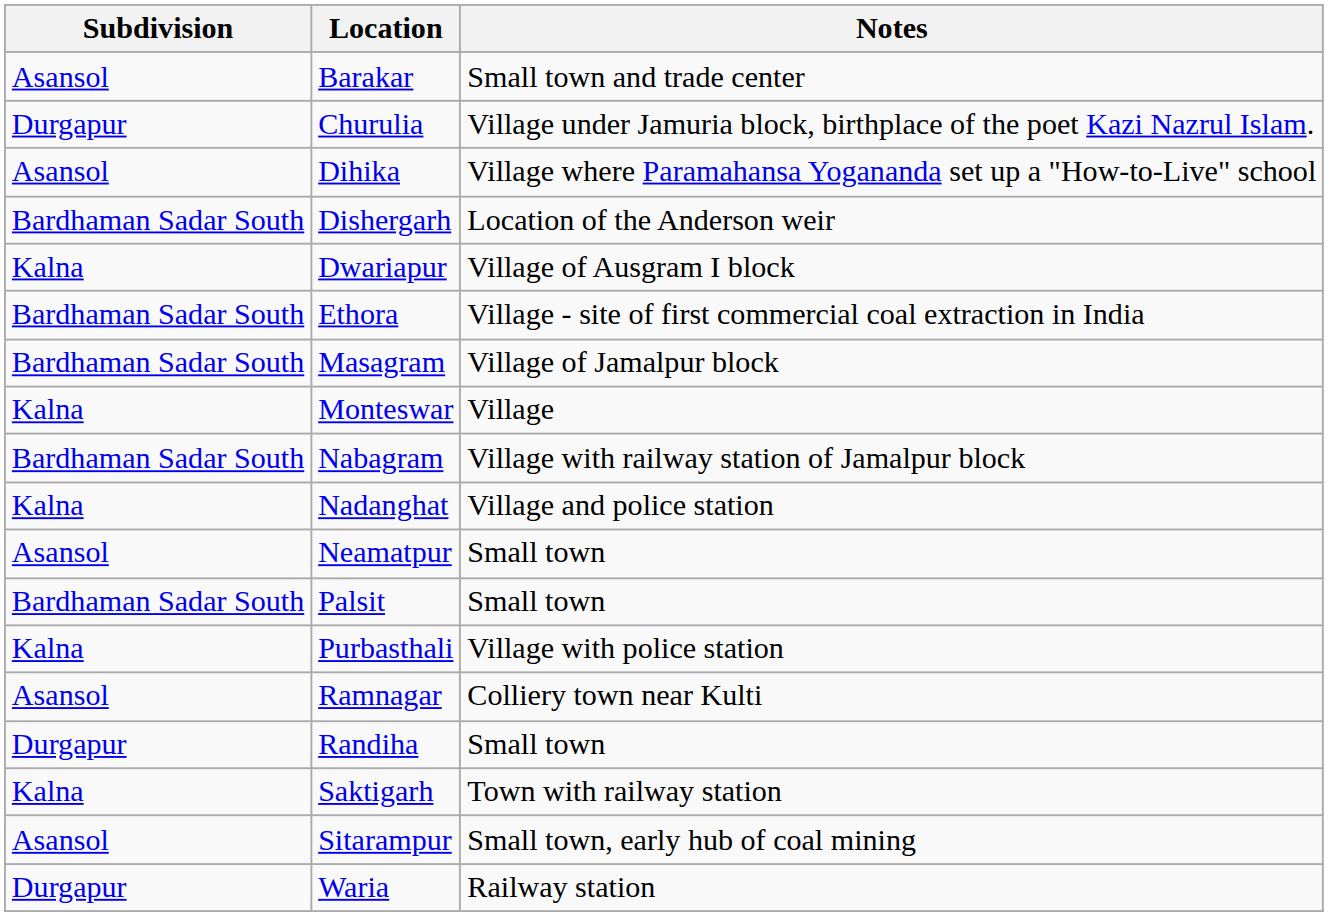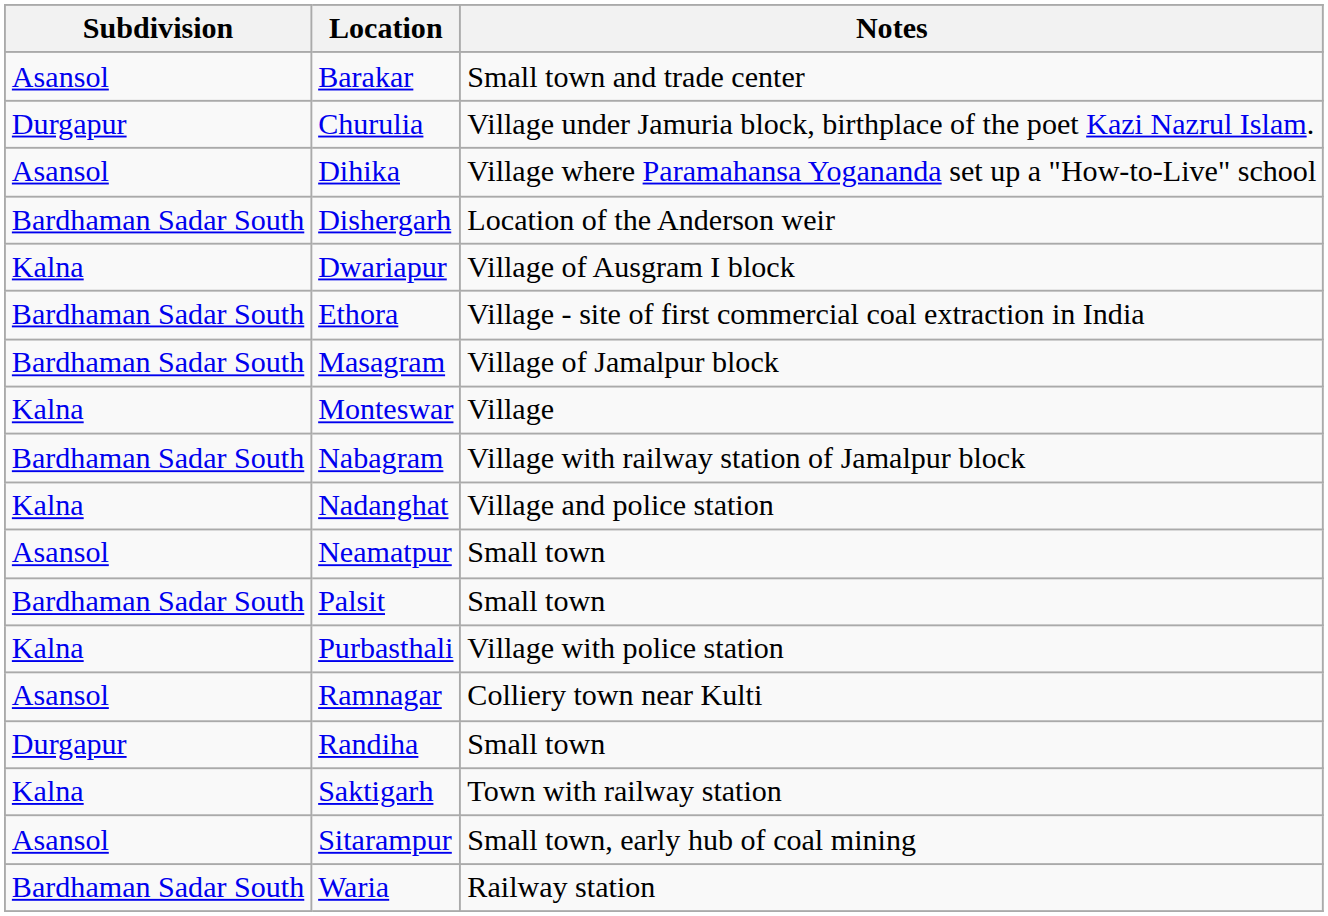(69, 887) Durgapur -> (158, 887) Bardhaman Sadar South
